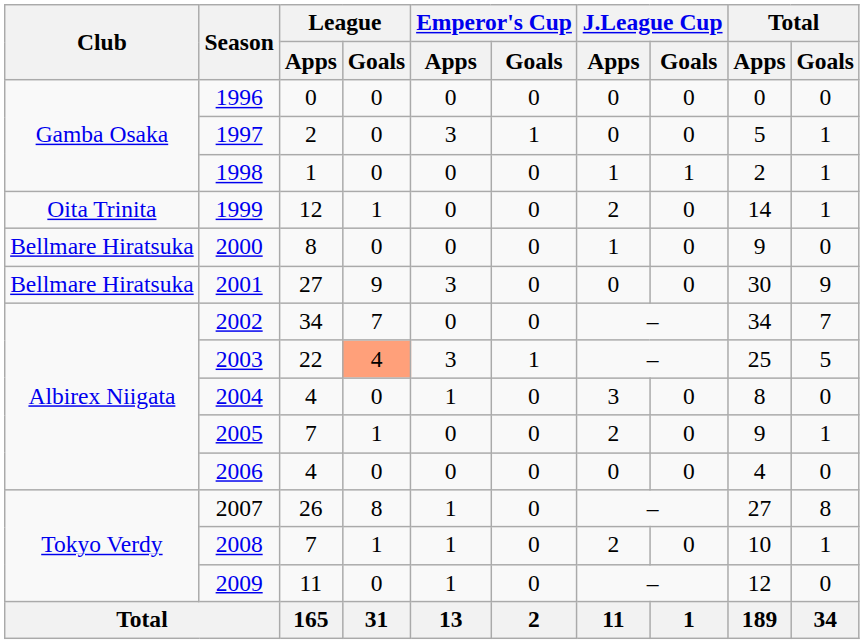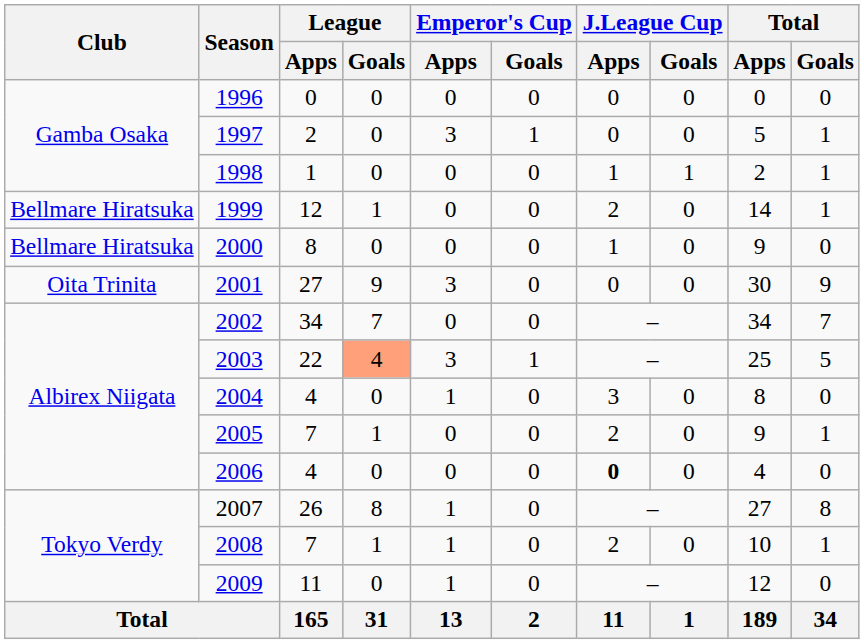(102, 209) Oita Trinita -> (102, 209) Bellmare Hiratsuka
(102, 284) Bellmare Hiratsuka -> (102, 284) Oita Trinita
(613, 470) normal -> (613, 470) bold
